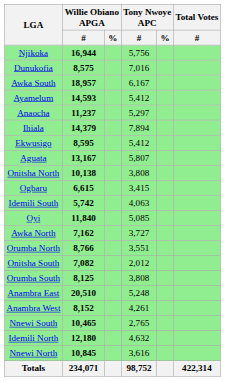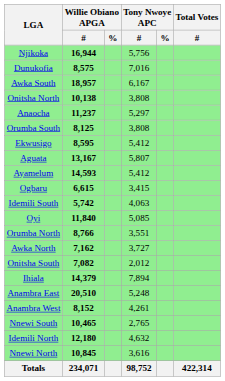rows swapped: (33, 98) <-> (33, 173)
rows swapped: (33, 278) <-> (33, 128)
rows swapped: (33, 248) <-> (33, 233)
